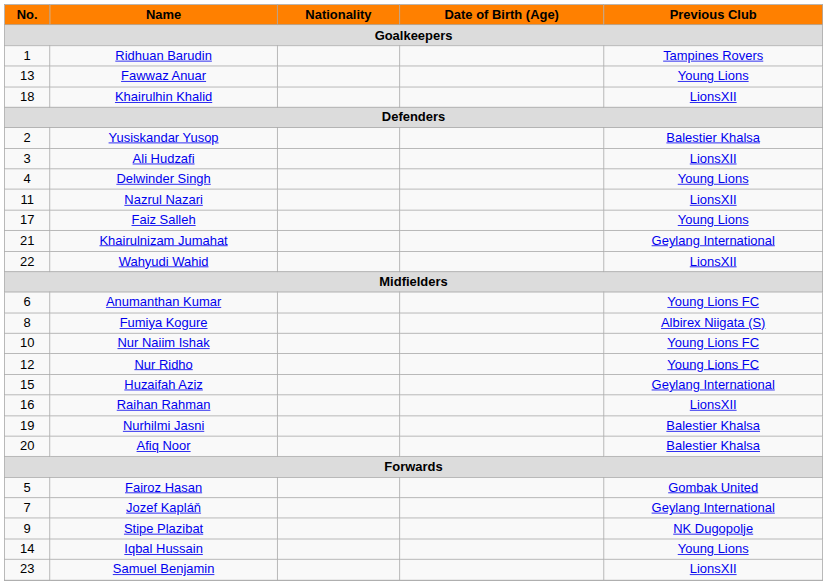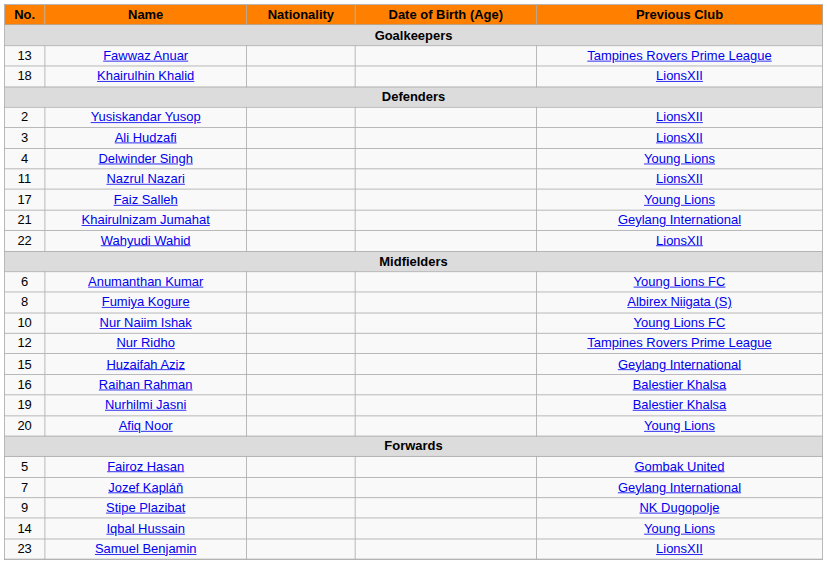- row: (164, 55)
(713, 76) Young Lions -> (679, 55) Tampines Rovers Prime League
(713, 138) Balestier Khalsa -> (679, 117) LionsXII
(713, 364) Young Lions FC -> (679, 343) Tampines Rovers Prime League
(713, 405) LionsXII -> (679, 384) Balestier Khalsa
(713, 446) Balestier Khalsa -> (679, 425) Young Lions
